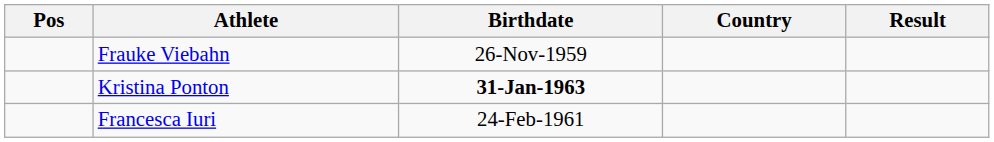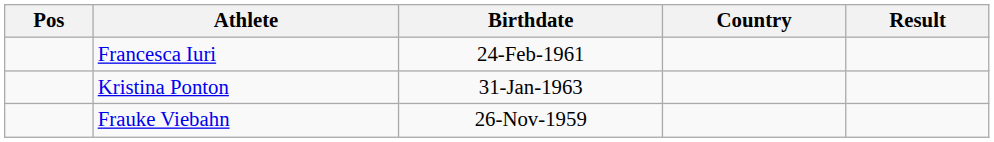rows swapped: (164, 53) <-> (157, 119)
(531, 86) bold -> (531, 86) normal
